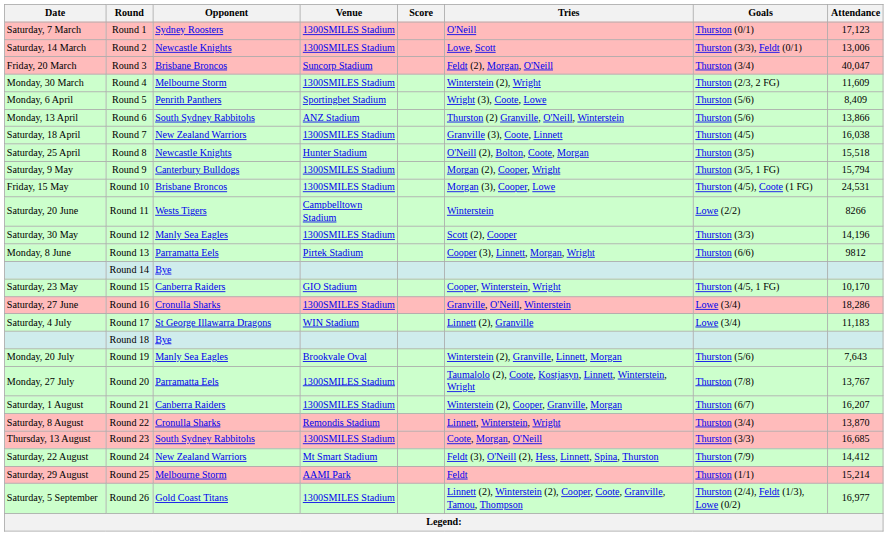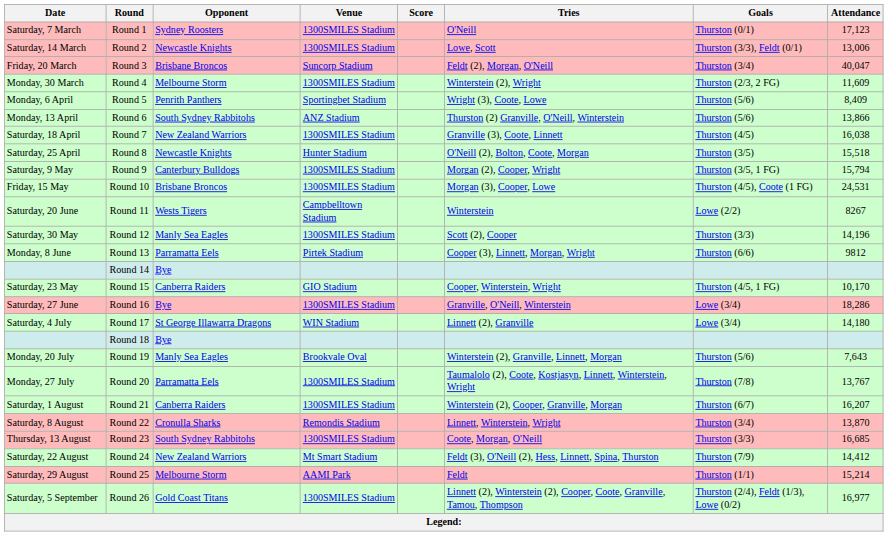(856, 211) 8266 -> (856, 211) 8267
(188, 305) Cronulla Sharks -> (163, 305) Bye
(856, 322) 11,183 -> (856, 322) 14,180
